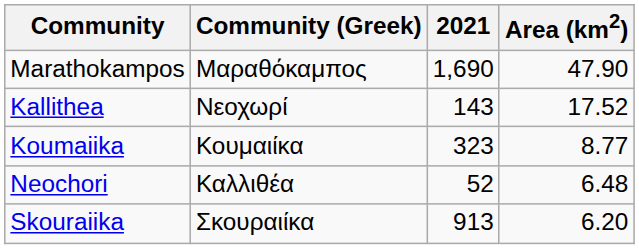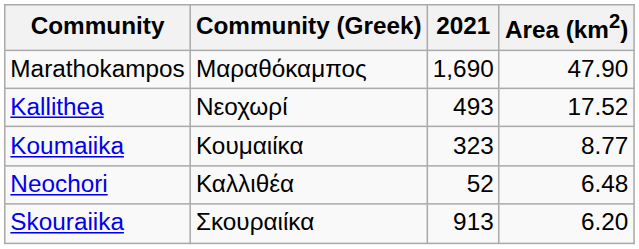(473, 107) 143 -> (473, 107) 493
